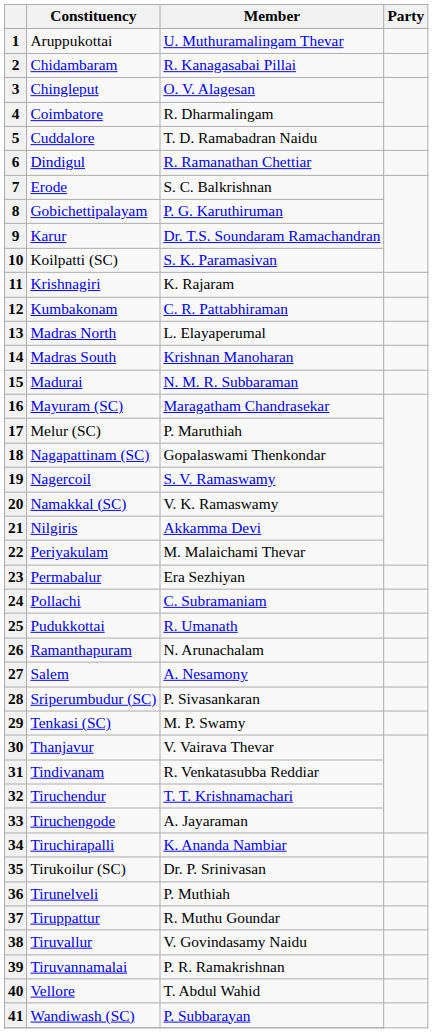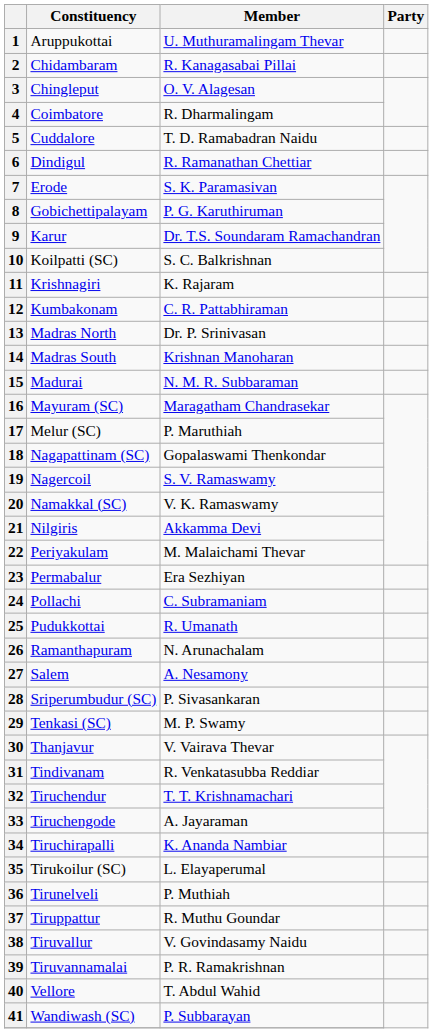(218, 187) S. C. Balkrishnan -> (220, 187) S. K. Paramasivan
(220, 260) S. K. Paramasivan -> (218, 260) S. C. Balkrishnan
(215, 333) L. Elayaperumal -> (215, 333) Dr. P. Srinivasan
(215, 869) Dr. P. Srinivasan -> (215, 869) L. Elayaperumal
